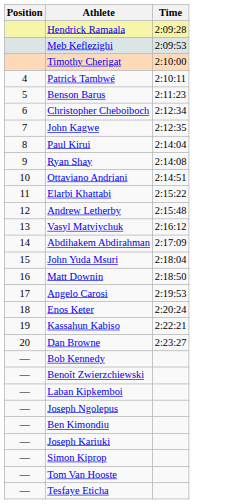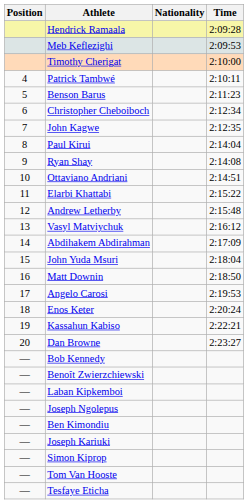+ column: (180, 12)
